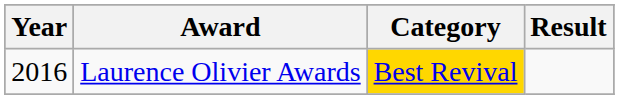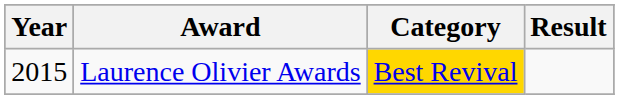(39, 71) 2016 -> (39, 71) 2015
